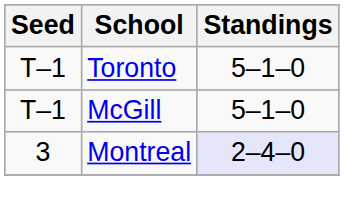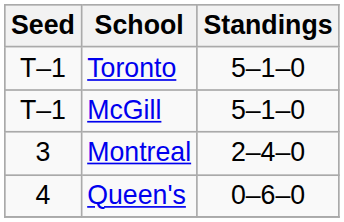(268, 152) lavender background -> (268, 152) no background
+ row: (137, 195)
